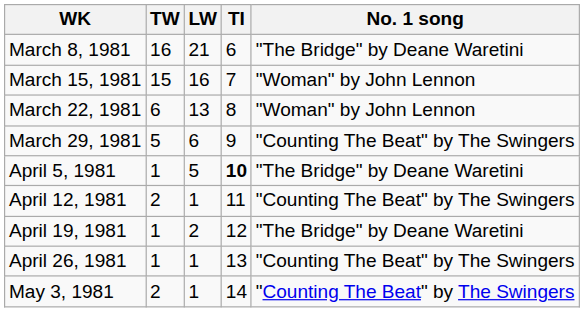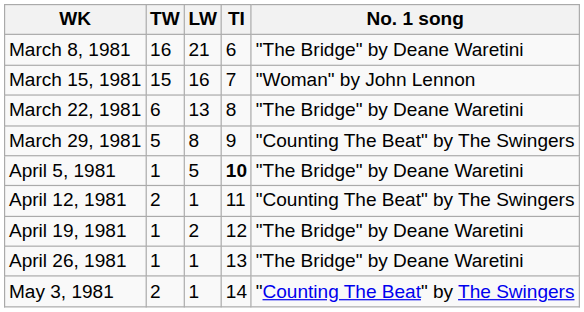(366, 110) "Woman" by John Lennon -> (390, 110) "The Bridge" by Deane Waretini
(194, 140) 6 -> (194, 140) 8
(415, 261) "Counting The Beat" by The Swingers -> (390, 261) "The Bridge" by Deane Waretini
